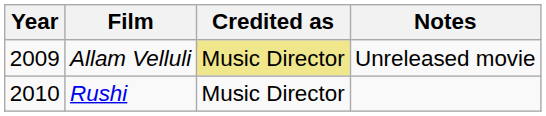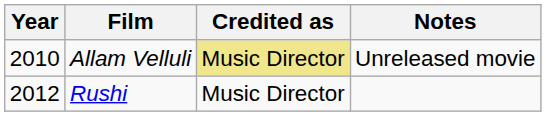(35, 57) 2009 -> (35, 57) 2010
(35, 93) 2010 -> (35, 93) 2012
